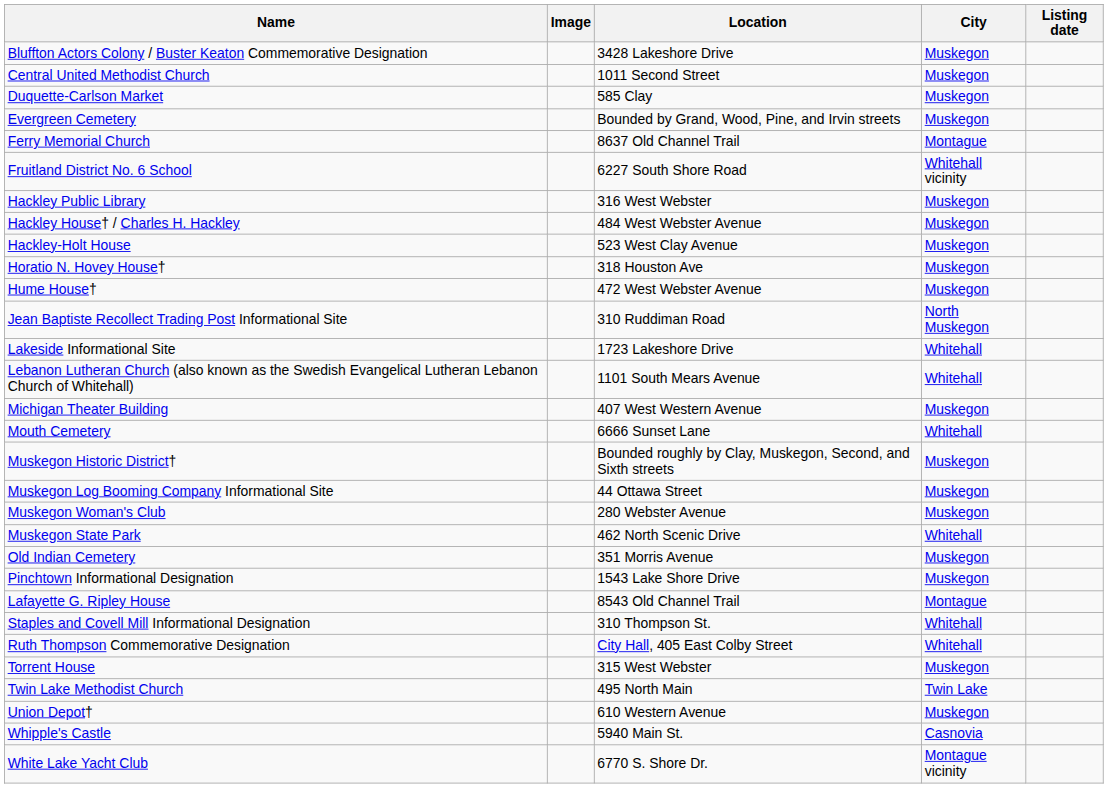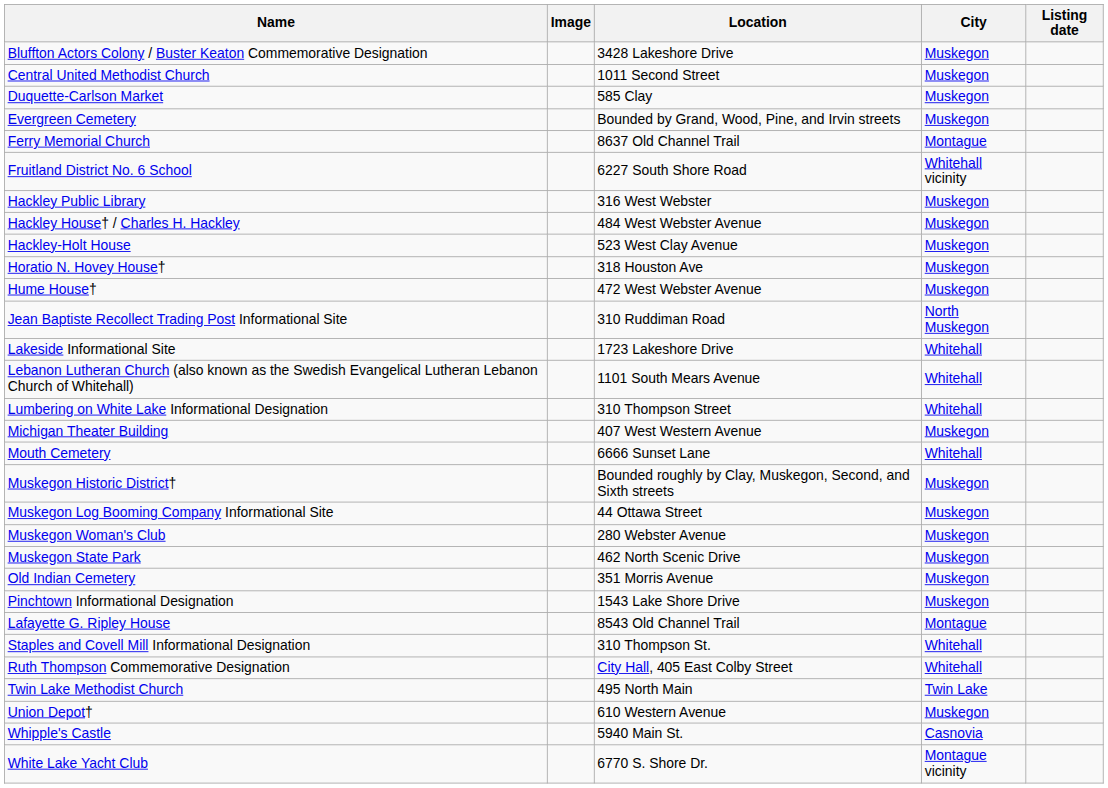+ row: (168, 409)
(953, 535) Whitehall -> (957, 557) Muskegon
- row: (51, 667)
